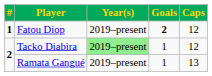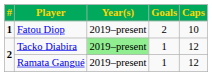(164, 29) bold -> (164, 29) normal
(193, 29) 12 -> (193, 29) 10
(193, 63) 13 -> (193, 63) 12
